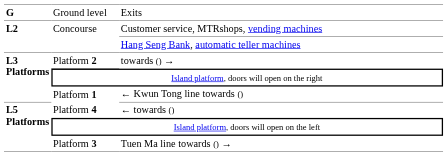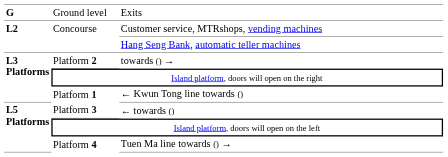(75, 110) Platform 4 -> (75, 110) Platform 3
(75, 143) Platform 3 -> (75, 144) Platform 4
